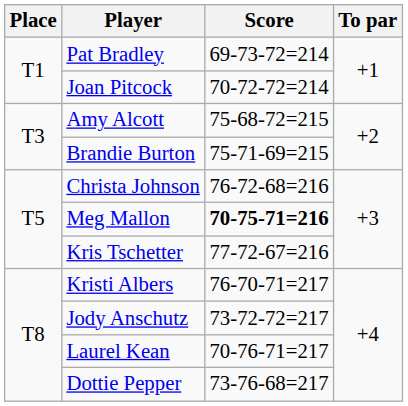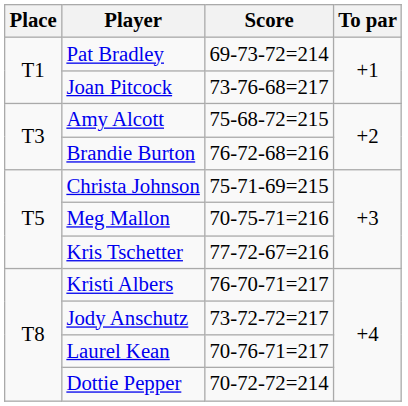(269, 86) 70-72-72=214 -> (269, 86) 73-76-68=217
(269, 152) 75-71-69=215 -> (269, 152) 76-72-68=216
(269, 185) 76-72-68=216 -> (269, 185) 75-71-69=215
(269, 218) bold -> (269, 218) normal
(269, 383) 73-76-68=217 -> (269, 383) 70-72-72=214
